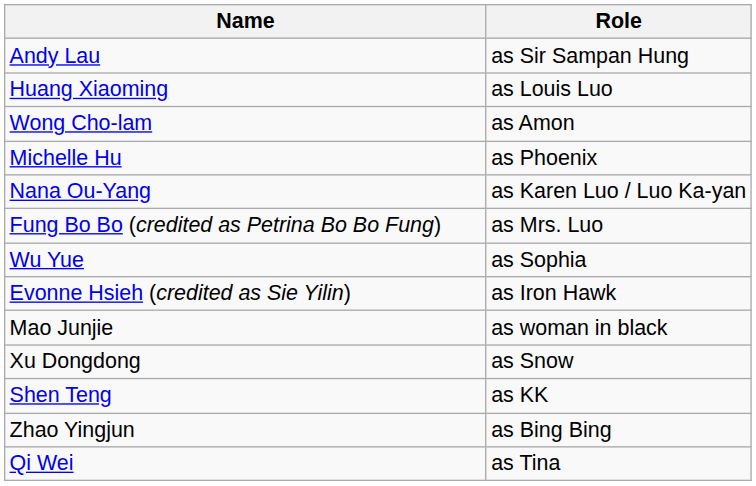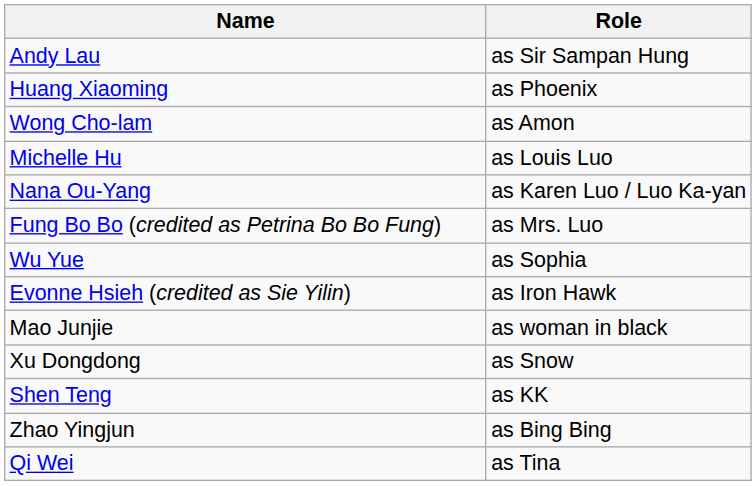(552, 89) as Louis Luo -> (544, 89) as Phoenix
(544, 157) as Phoenix -> (552, 157) as Louis Luo
